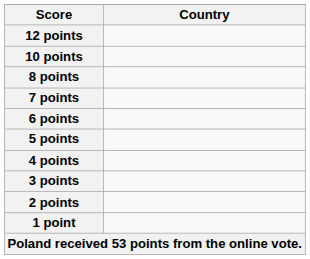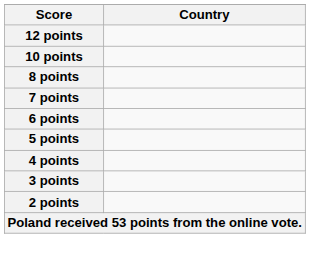- row: (54, 222)
